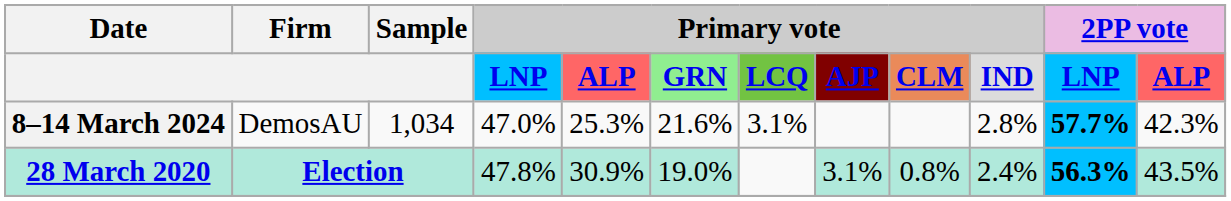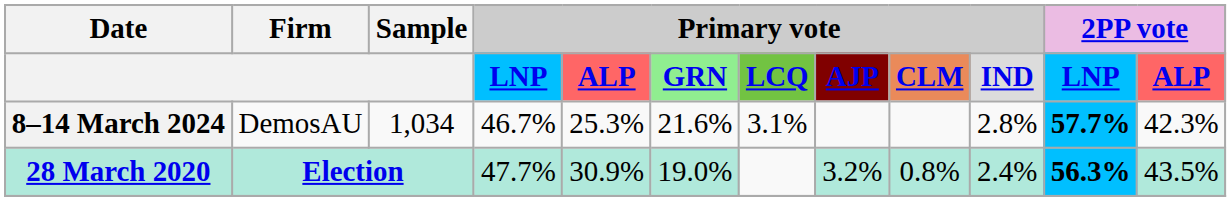(518, 124) 47.0% -> (518, 124) 46.7%
(518, 171) 47.8% -> (518, 171) 47.7%
(852, 171) 3.1% -> (852, 171) 3.2%
